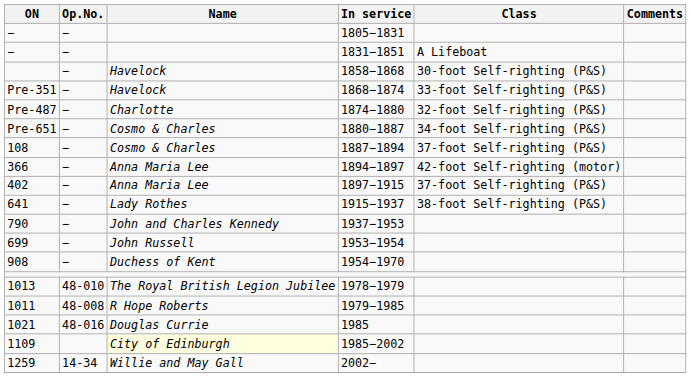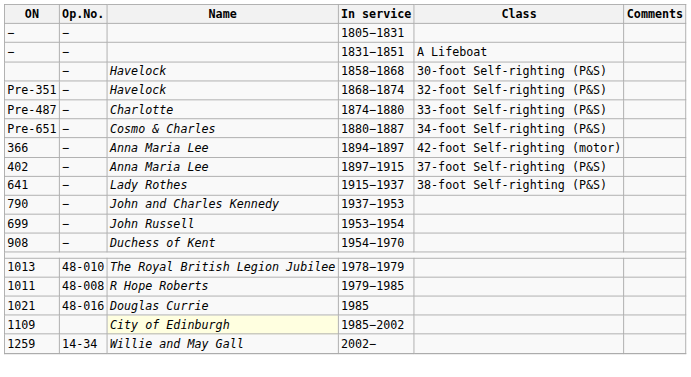(512, 90) 33-foot Self-righting (P&S) -> (512, 90) 32-foot Self-righting (P&S)
(512, 109) 32-foot Self-righting (P&S) -> (512, 109) 33-foot Self-righting (P&S)
- row: (18, 147)
